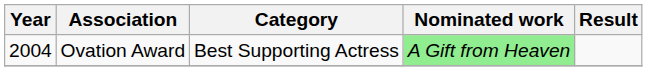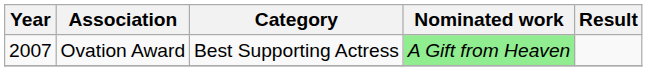(30, 50) 2004 -> (30, 50) 2007
